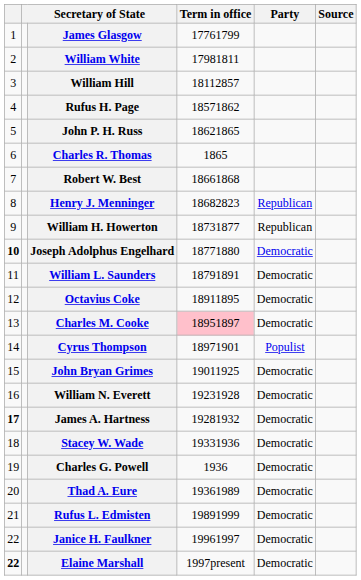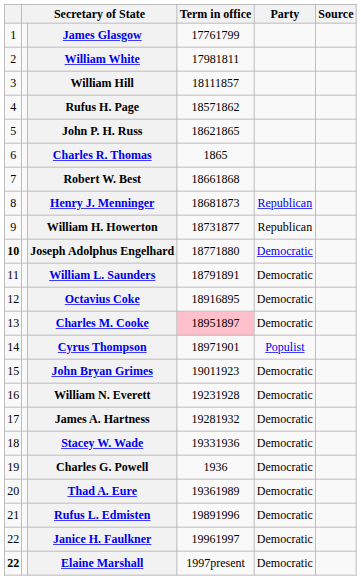(216, 83) 18112857 -> (216, 83) 18111857
(216, 203) 18682823 -> (216, 203) 18681873
(216, 299) 18911895 -> (216, 299) 18916895
(216, 371) 19011925 -> (216, 371) 19011923
(13, 419) bold -> (13, 419) normal
(216, 515) 19891999 -> (216, 515) 19891996
